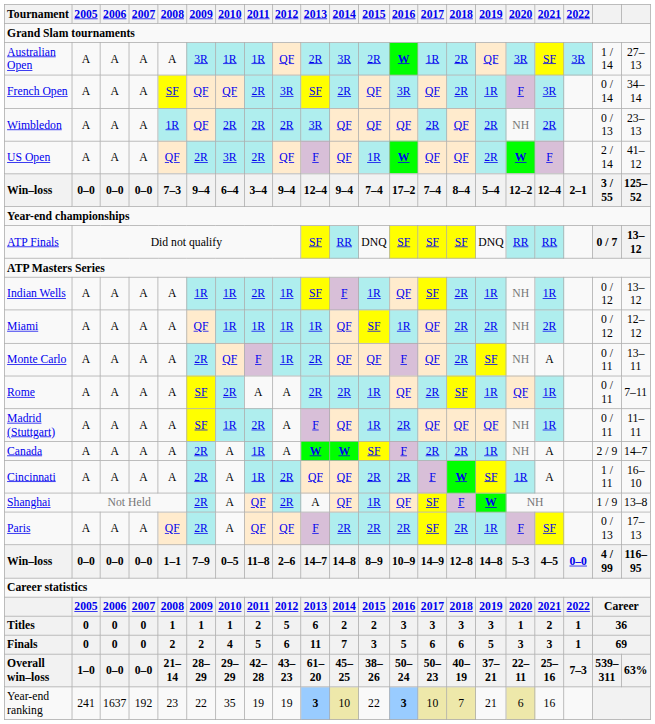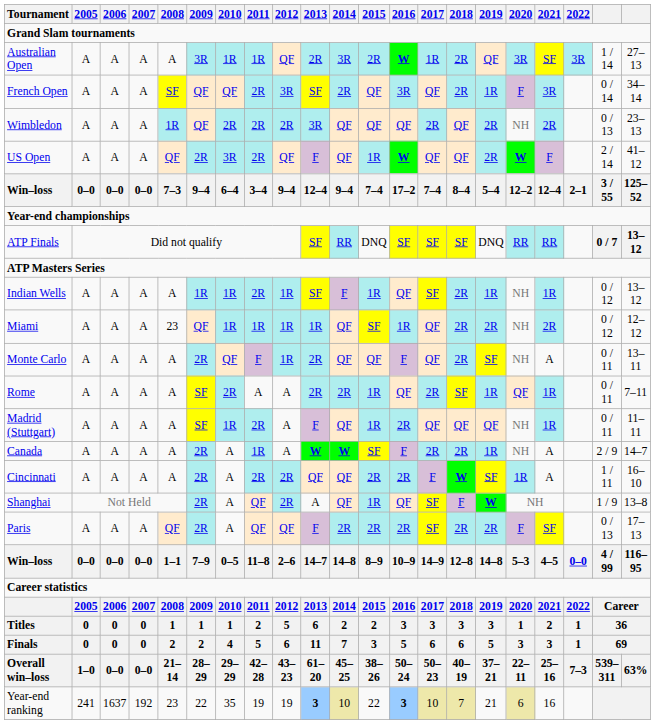(172, 327) A -> (172, 327) 23
(258, 477) 1R -> (258, 477) 2R
(491, 529) 1R -> (491, 529) 2R
